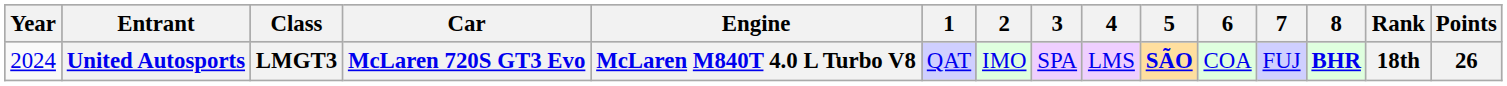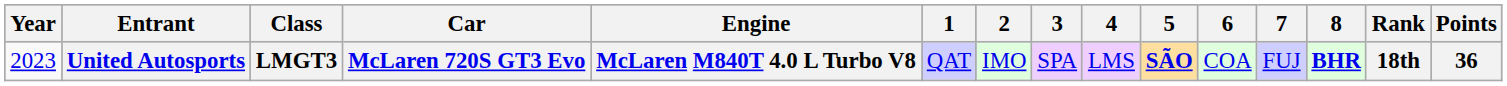(33, 60) 2024 -> (33, 60) 2023
(1466, 60) 26 -> (1466, 60) 36
